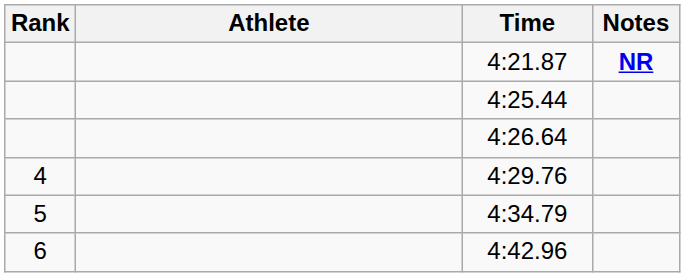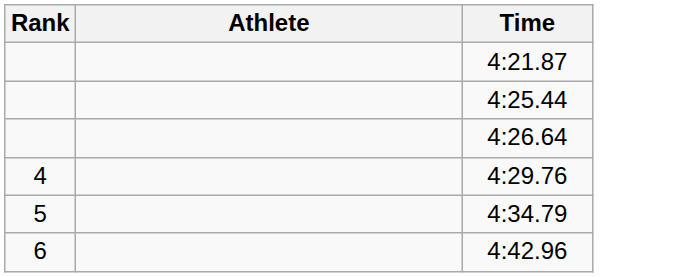- column: (636, 23)
